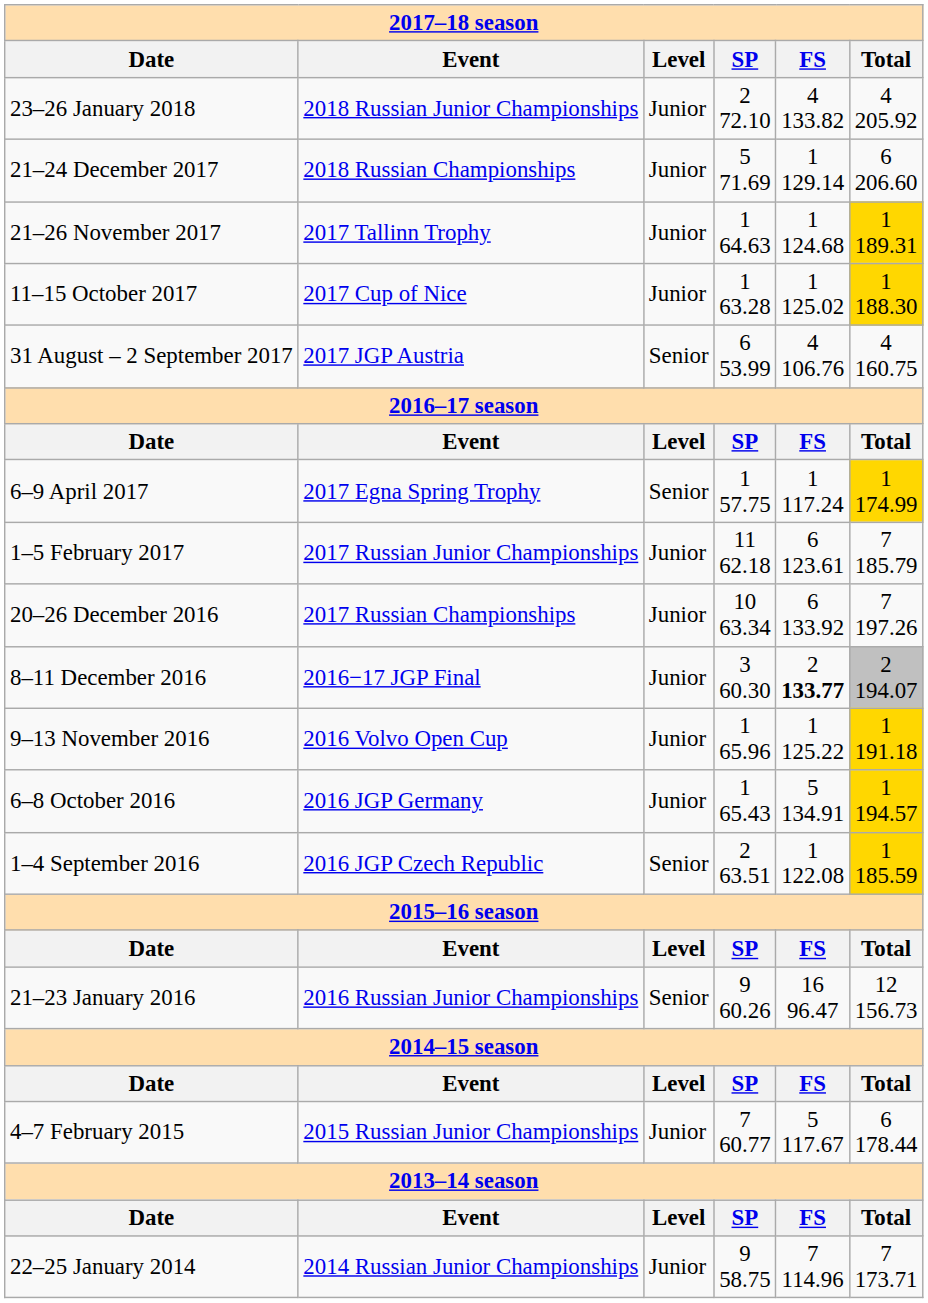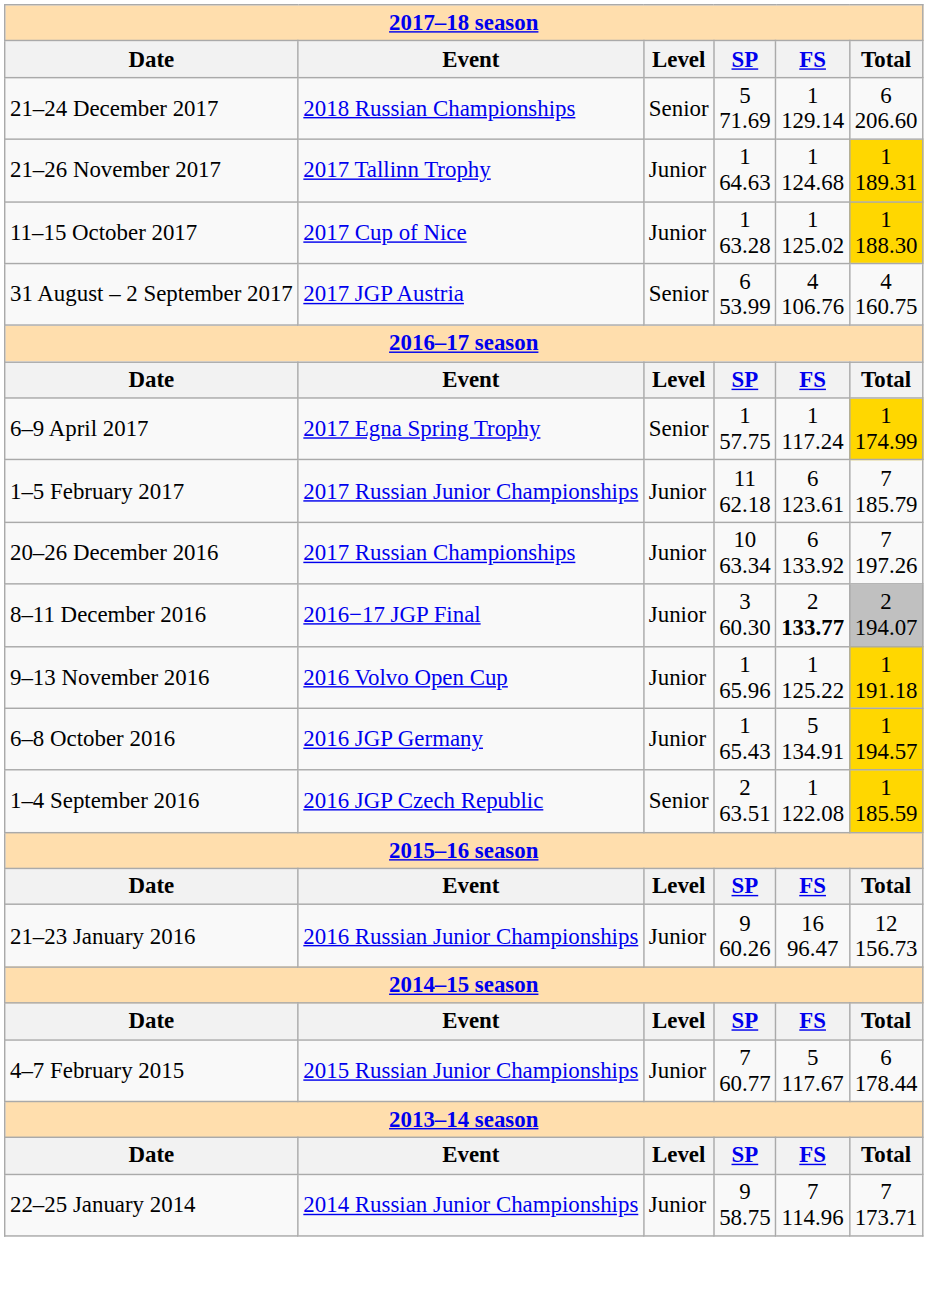- row: (103, 108)
(677, 170) Junior -> (679, 108) Senior
(679, 997) Senior -> (677, 935) Junior
